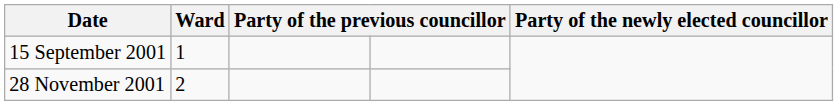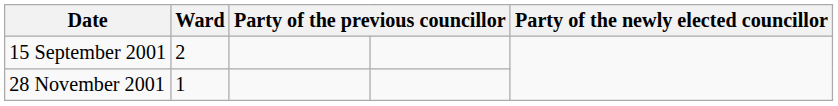(180, 52) 1 -> (180, 52) 2
(180, 84) 2 -> (180, 84) 1
